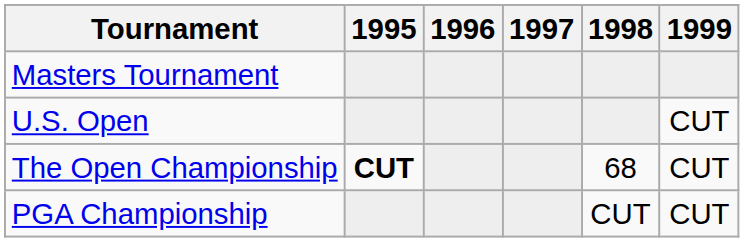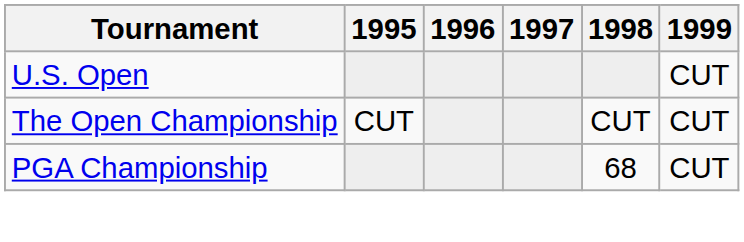- row: (145, 75)
(384, 168) bold -> (384, 121) normal
(620, 168) 68 -> (620, 121) CUT
(620, 214) CUT -> (620, 168) 68
